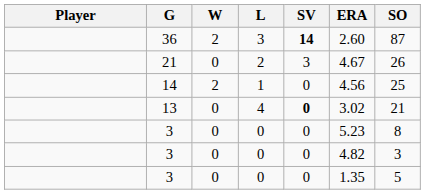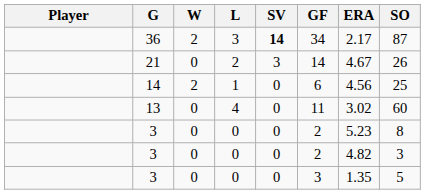+ column: (318, 16)
(352, 39) 2.60 -> (359, 39) 2.17
(306, 108) bold -> (277, 108) normal
(398, 108) 21 -> (400, 108) 60
